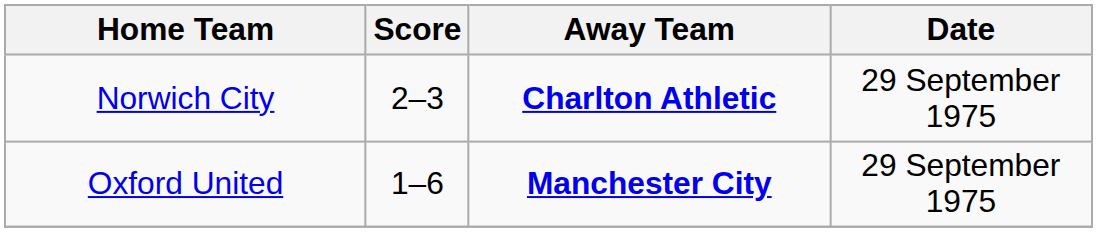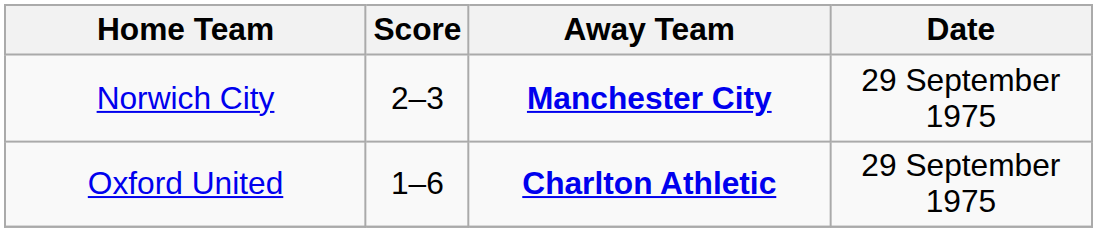(649, 97) Charlton Athletic -> (649, 97) Manchester City
(649, 183) Manchester City -> (649, 183) Charlton Athletic
